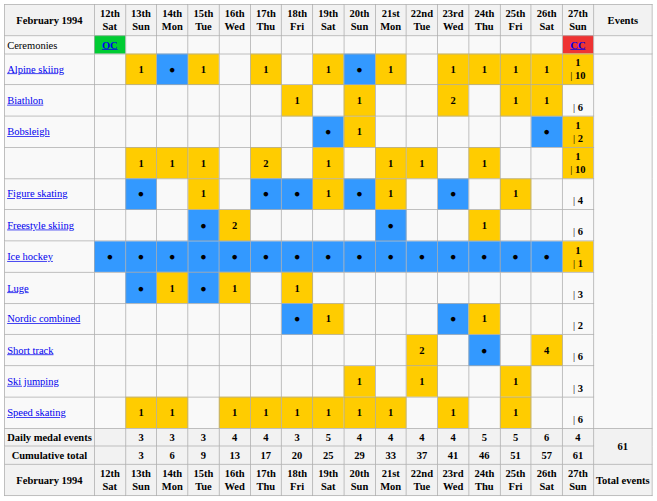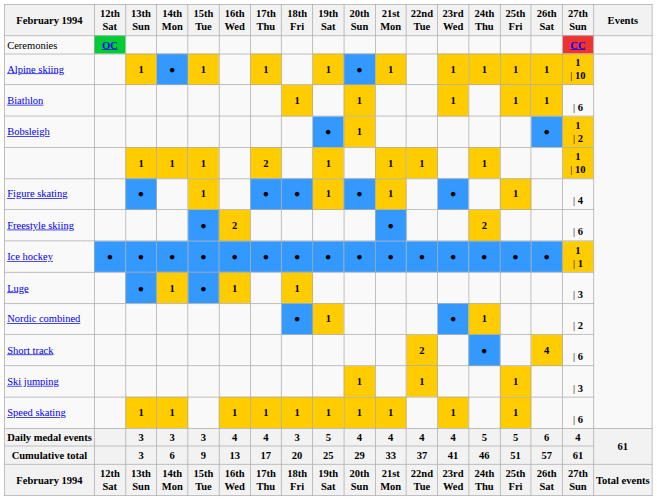(453, 100) 2 -> (453, 100) 1
(484, 225) 1 -> (484, 225) 2
